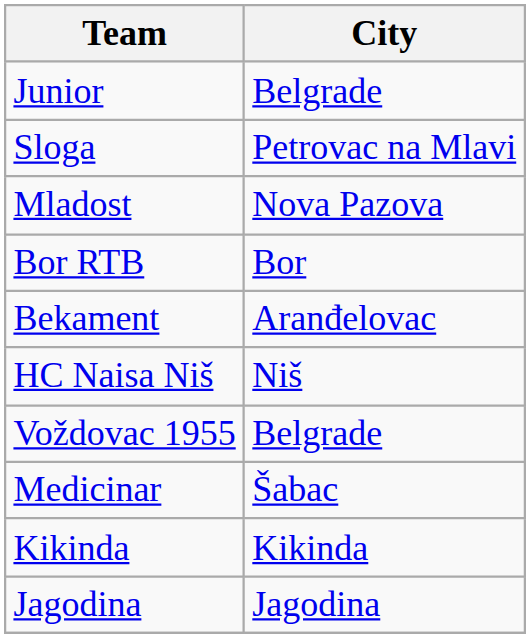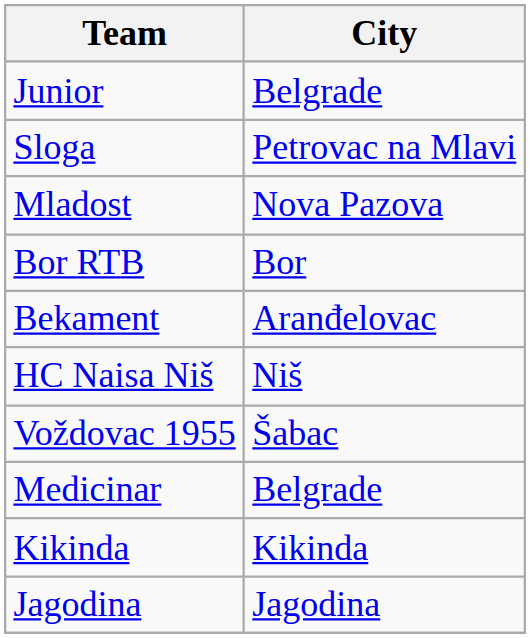(317, 432) Belgrade -> (295, 432) Šabac
(295, 489) Šabac -> (317, 489) Belgrade
